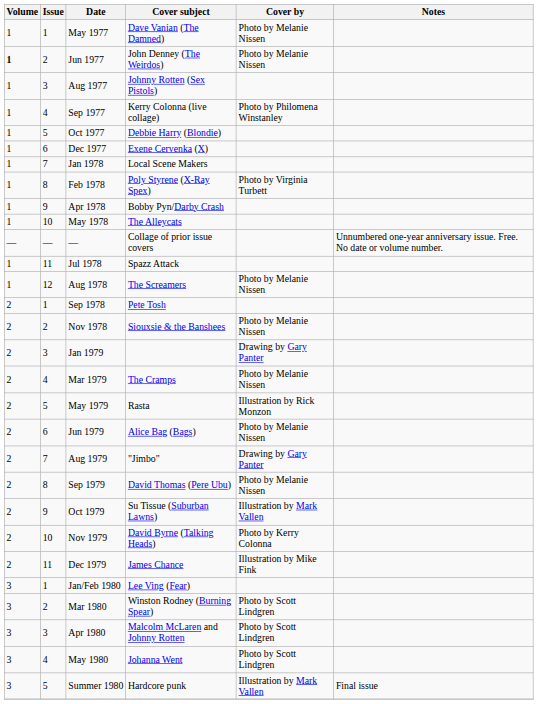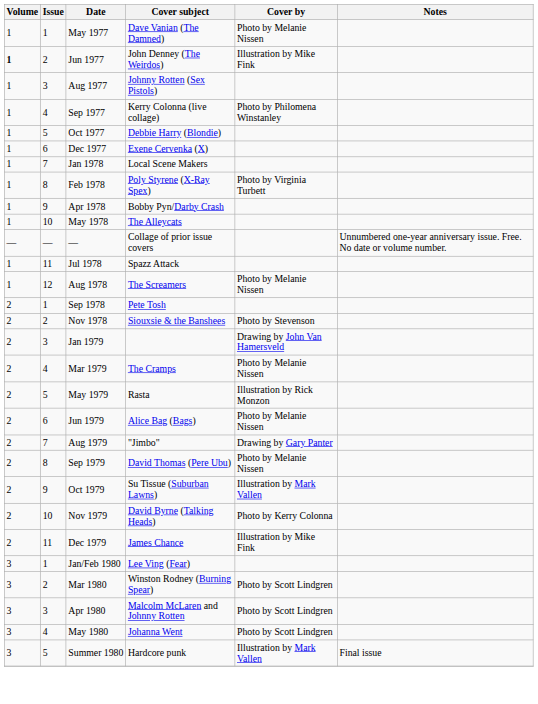(273, 59) Photo by Melanie Nissen -> (276, 59) Illustration by Mike Fink
(273, 326) Photo by Melanie Nissen -> (276, 321) Photo by Stevenson
(273, 353) Drawing by Gary Panter -> (279, 342) Drawing by John Van Hamersveld
